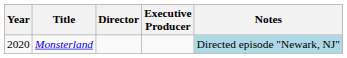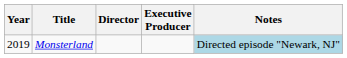(18, 44) 2020 -> (18, 44) 2019
